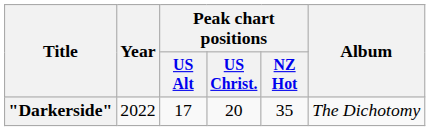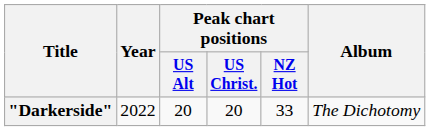(183, 110) 17 -> (183, 110) 20
(285, 110) 35 -> (285, 110) 33
